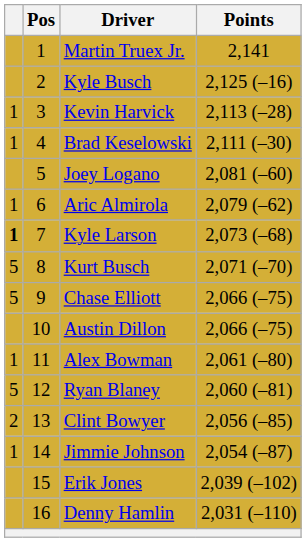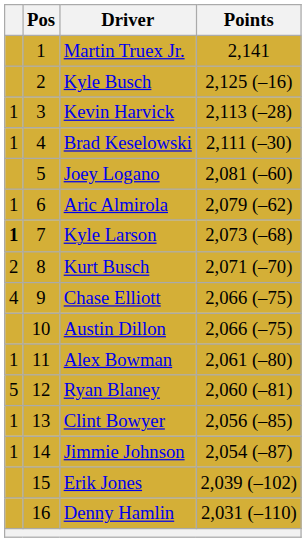(14, 266) 5 -> (14, 266) 2
(14, 297) 5 -> (14, 297) 4
(14, 420) 2 -> (14, 420) 1
